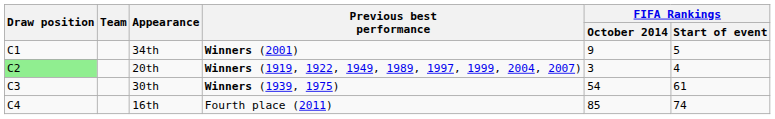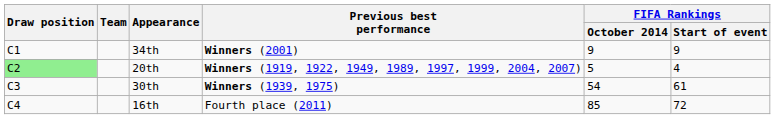(677, 50) 5 -> (677, 50) 9
(590, 68) 3 -> (590, 68) 5
(680, 105) 74 -> (680, 105) 72
